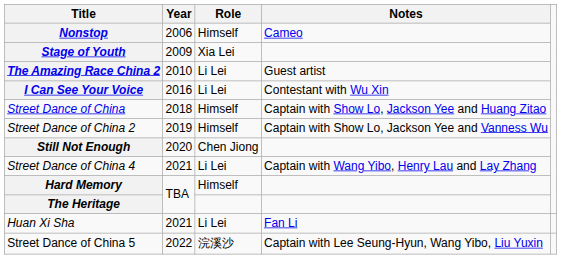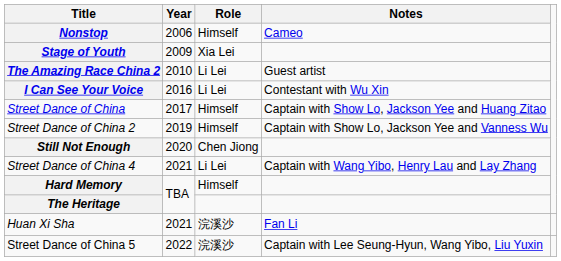(179, 109) 2018 -> (179, 109) 2017
(212, 223) Li Lei -> (216, 224) 浣溪沙
